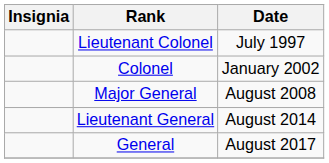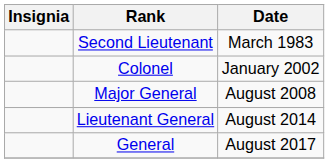+ row: (145, 42)
- row: (145, 42)
